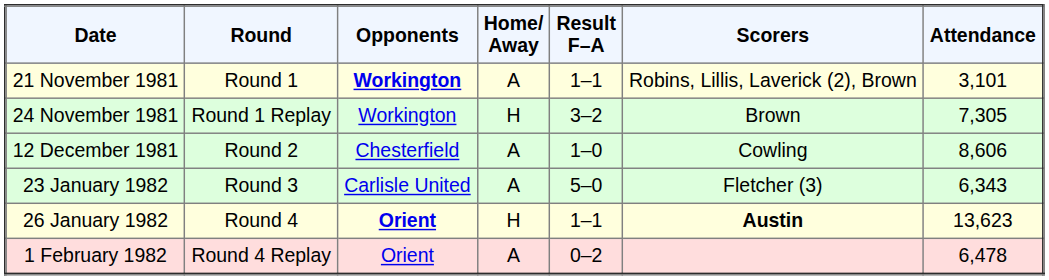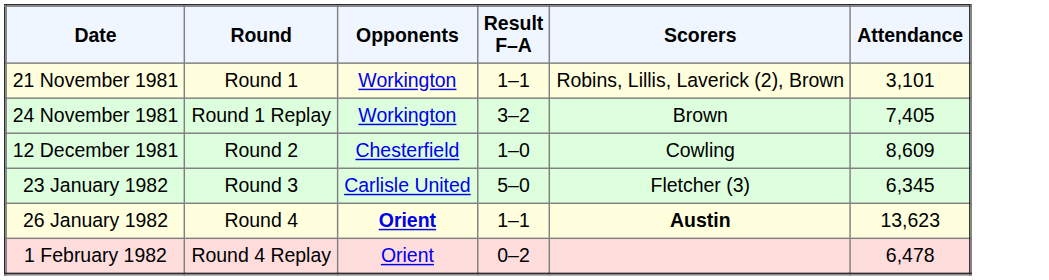- column: (514, 35)
(407, 81) bold -> (407, 81) normal
(983, 116) 7,305 -> (910, 116) 7,405
(983, 151) 8,606 -> (910, 151) 8,609
(983, 186) 6,343 -> (910, 186) 6,345
